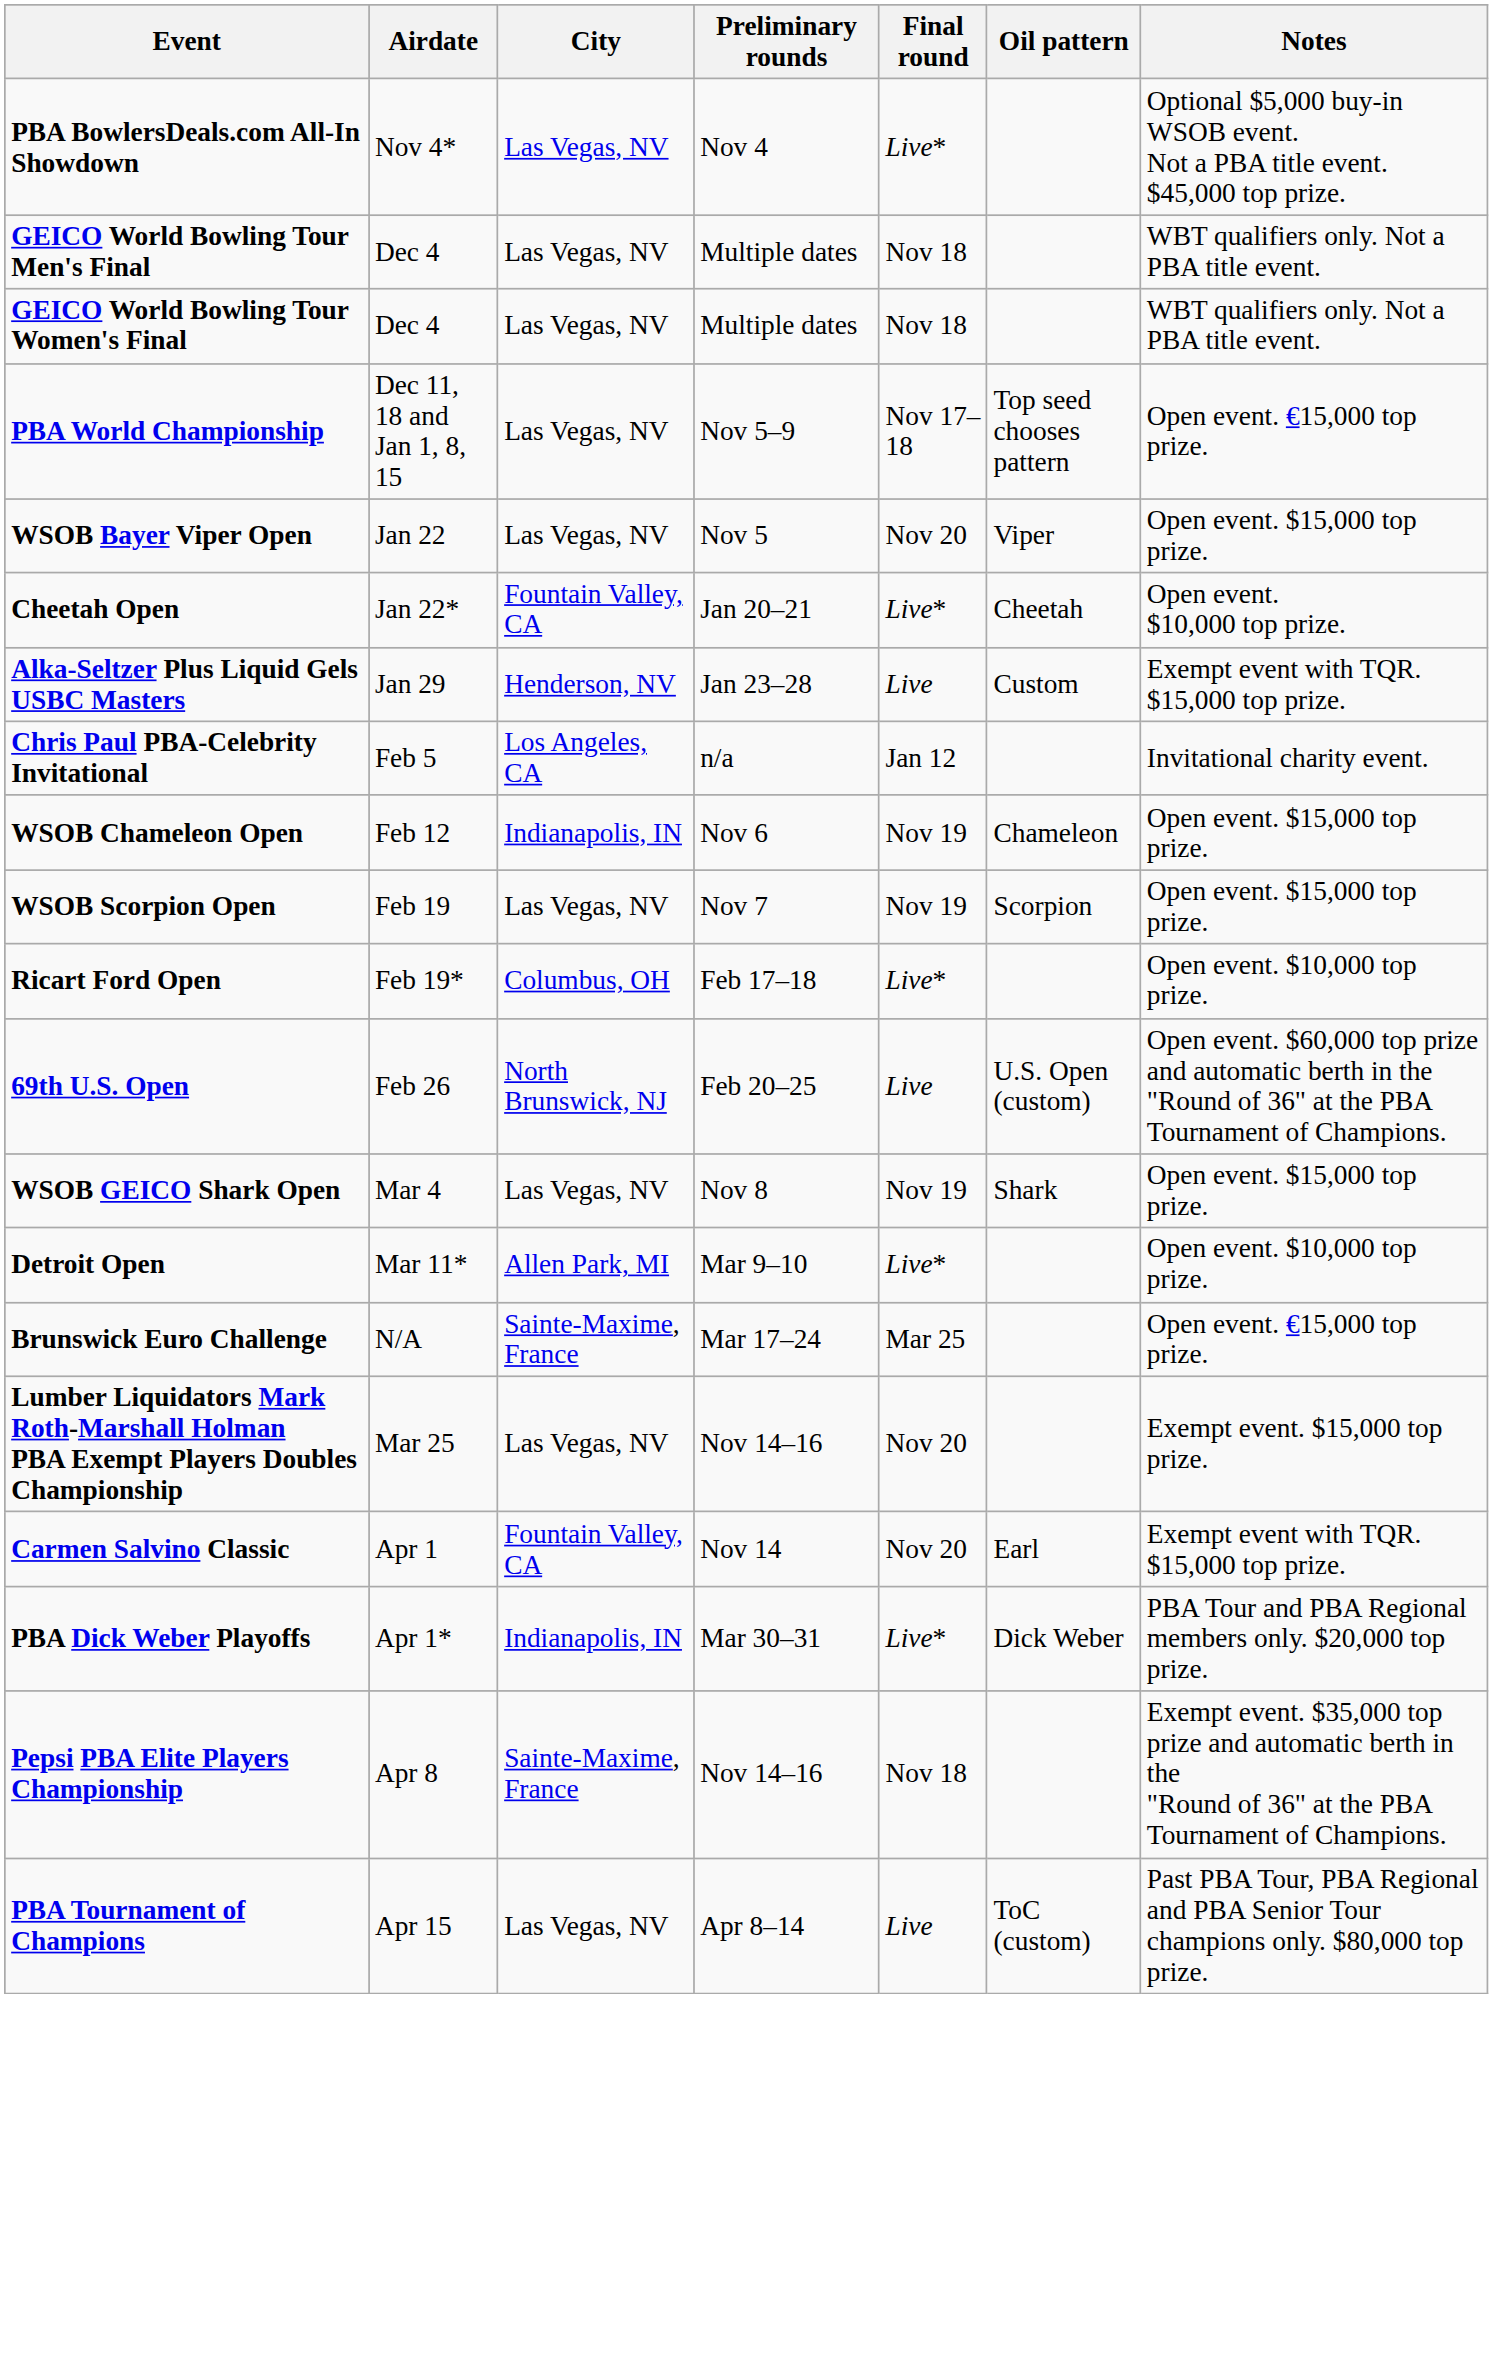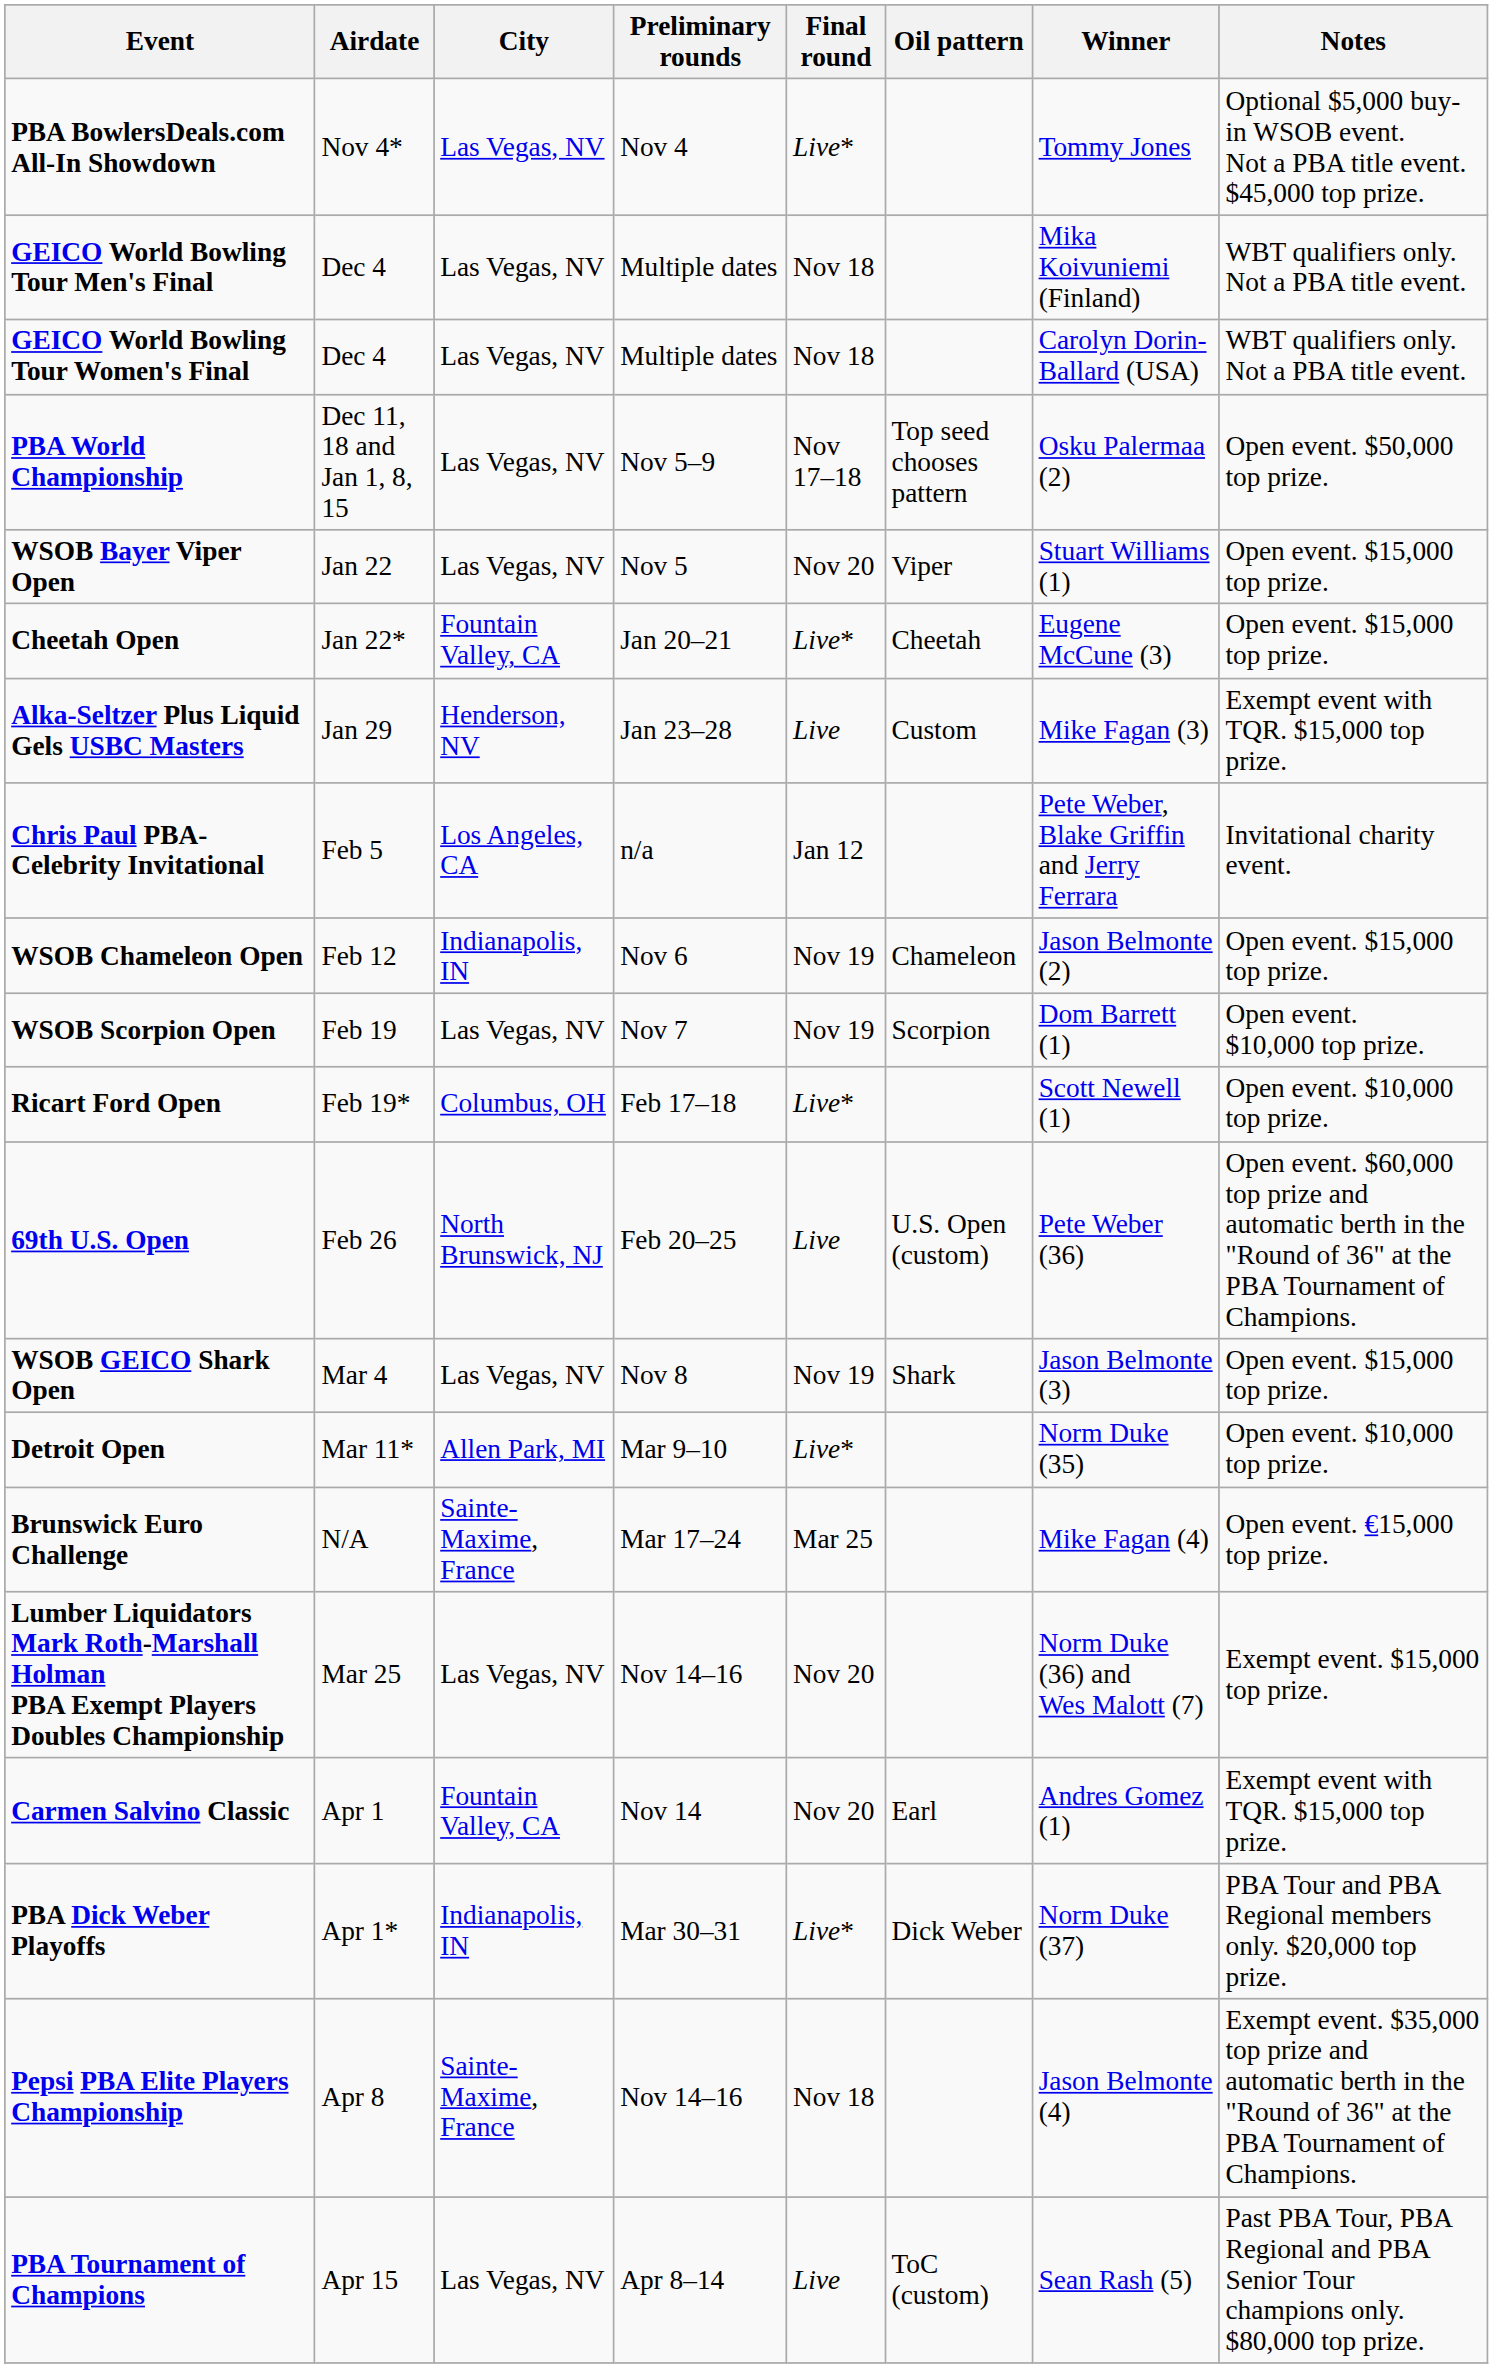+ column: (1126, 41)
(1282, 430) Open event. €15,000 top prize. -> (1339, 461) Open event. $50,000 top prize.
(1246, 609) Open event. $10,000 top prize. -> (1339, 640) Open event. $15,000 top prize.
(1282, 906) Open event. $15,000 top prize. -> (1325, 1029) Open event. $10,000 top prize.
